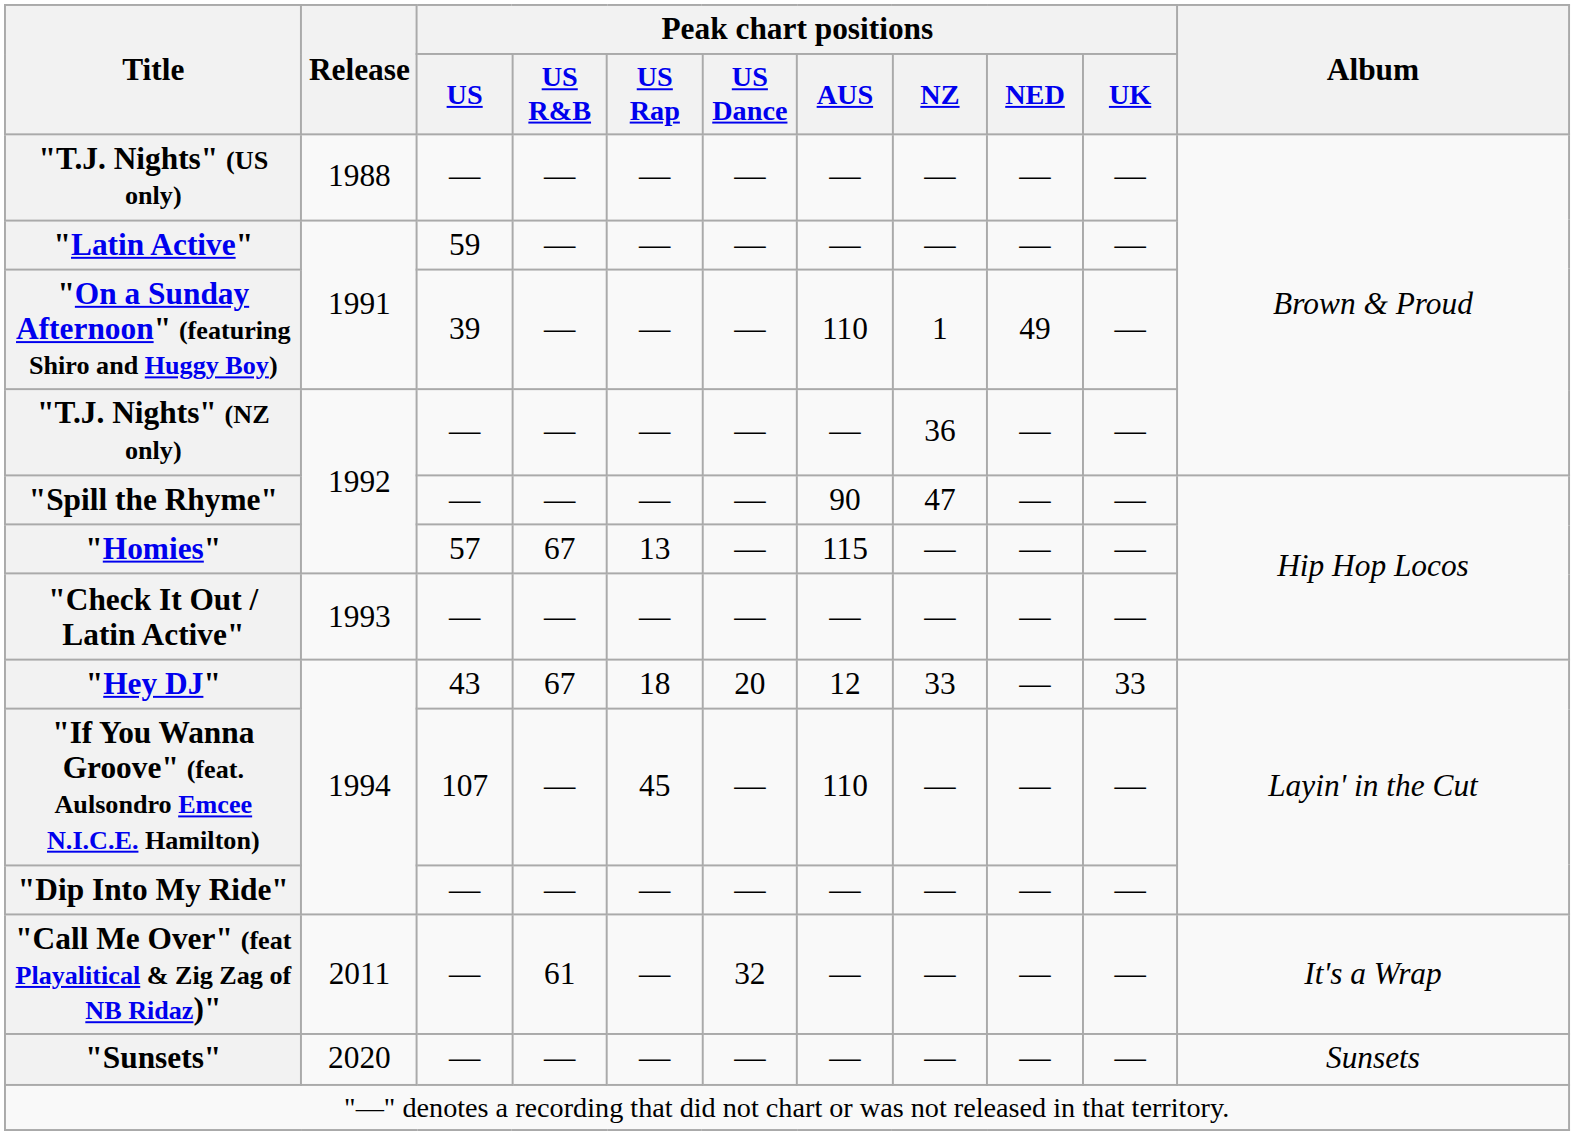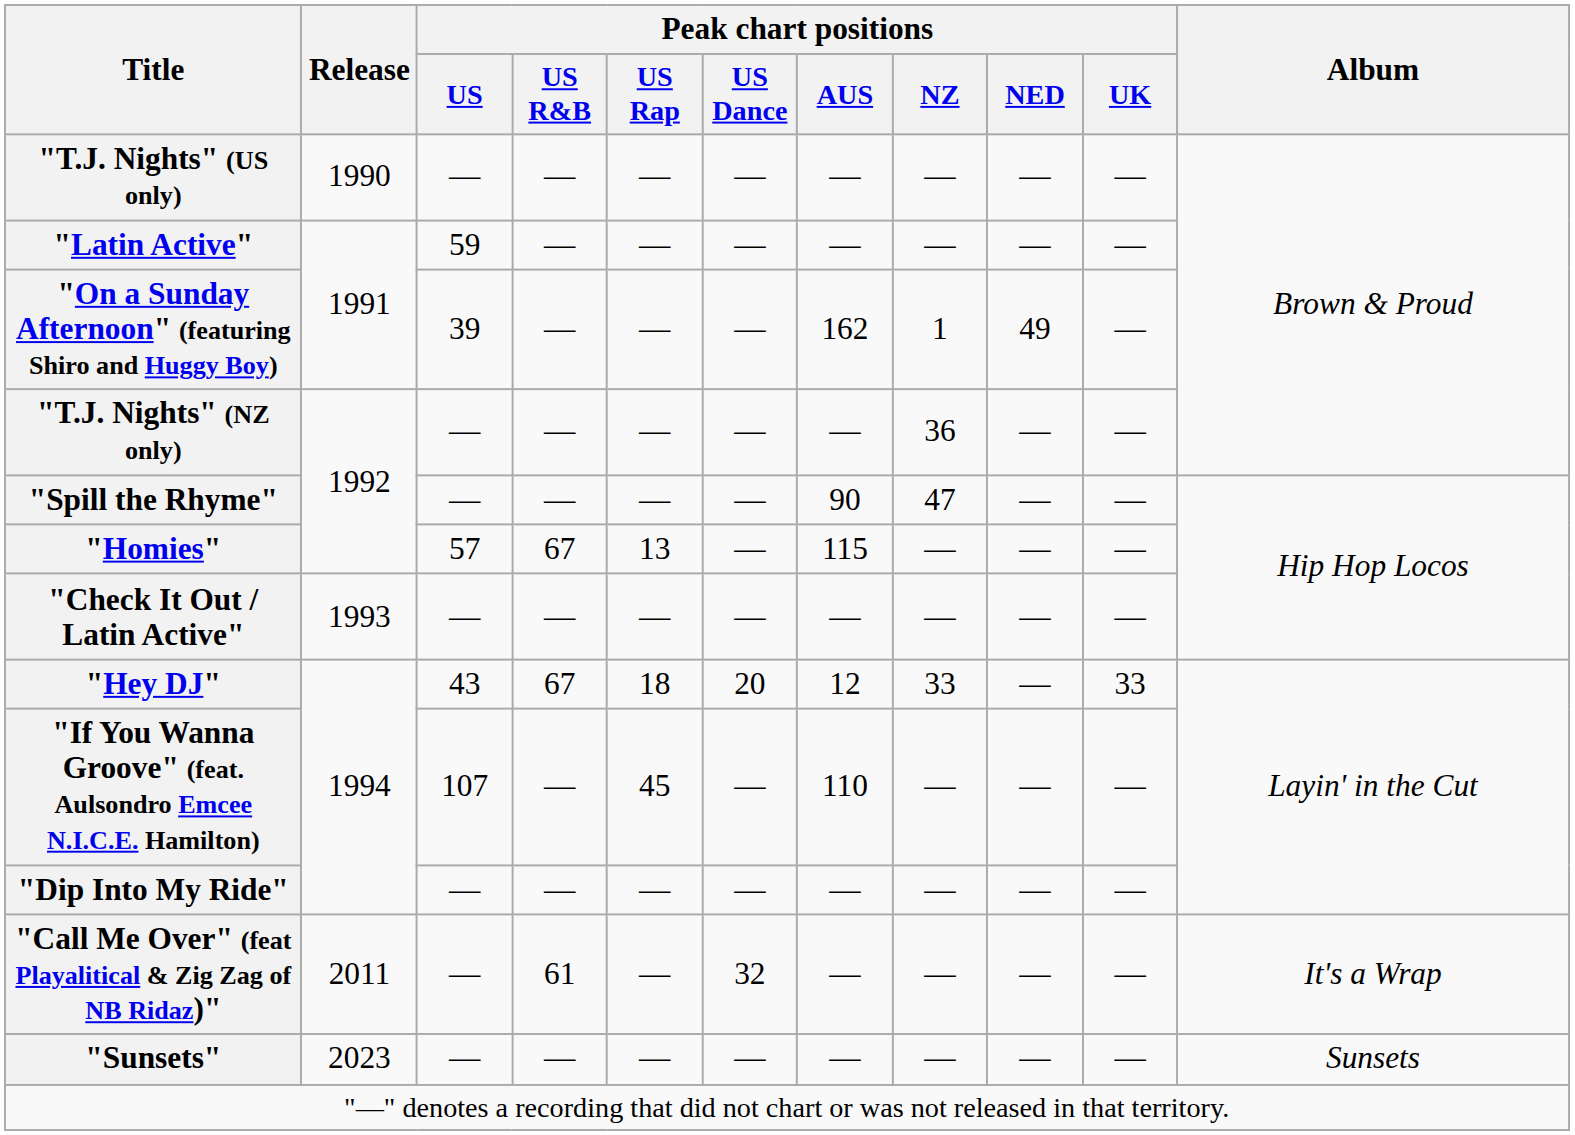(359, 176) 1988 -> (359, 176) 1990
(845, 329) 110 -> (845, 329) 162
(359, 1058) 2020 -> (359, 1058) 2023
